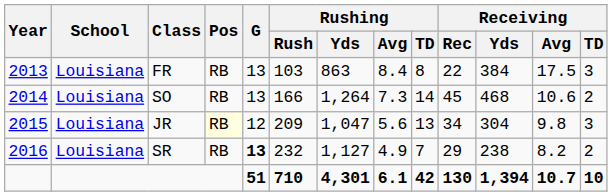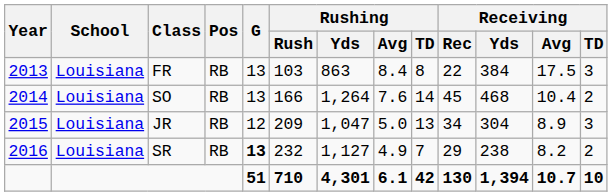(392, 98) 7.3 -> (392, 98) 7.6
(556, 98) 10.6 -> (556, 98) 10.4
(219, 125) lightyellow background -> (219, 125) no background
(392, 125) 5.6 -> (392, 125) 5.0
(551, 125) 9.8 -> (551, 125) 8.9
